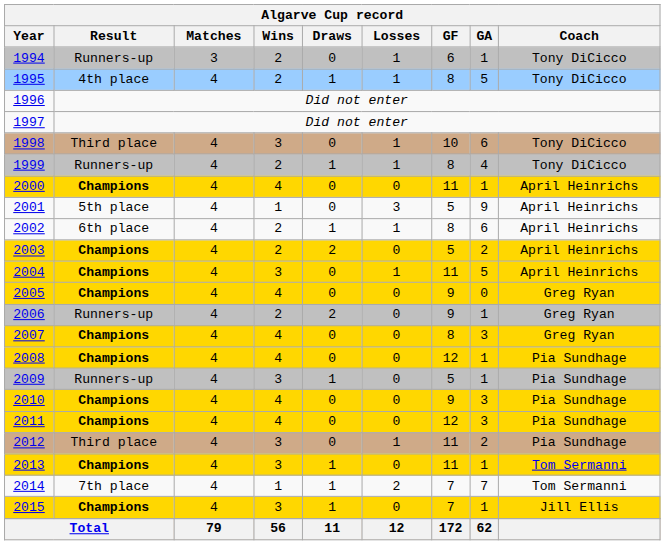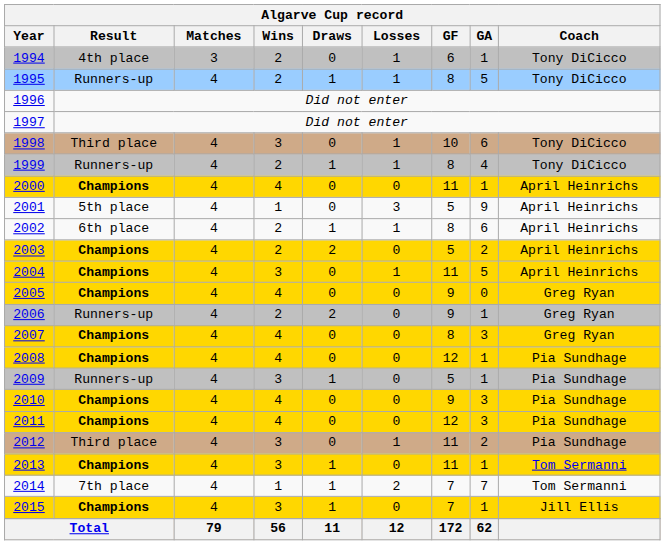(114, 58) Runners-up -> (114, 58) 4th place
(114, 79) 4th place -> (114, 79) Runners-up
